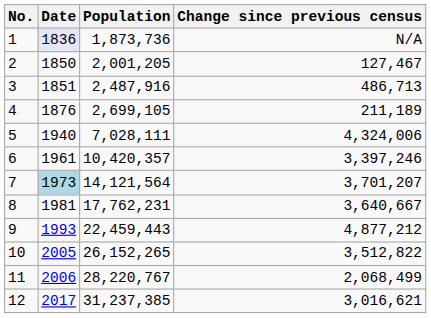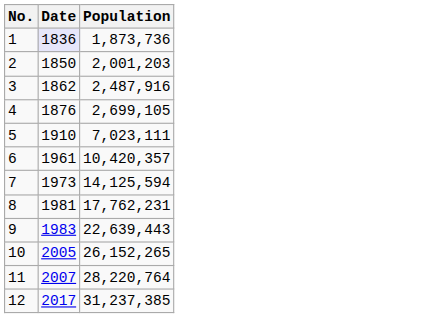- column: (300, 16)
(131, 64) 2,001,205 -> (131, 64) 2,001,203
(59, 88) 1851 -> (59, 88) 1862
(59, 135) 1940 -> (59, 135) 1910
(131, 135) 7,028,111 -> (131, 135) 7,023,111
(59, 183) lightblue background -> (59, 183) no background
(127, 183) 14,121,564 -> (127, 183) 14,125,594
(59, 230) 1993 -> (59, 230) 1983
(127, 230) 22,459,443 -> (127, 230) 22,639,443
(59, 277) 2006 -> (59, 277) 2007
(127, 277) 28,220,767 -> (127, 277) 28,220,764
